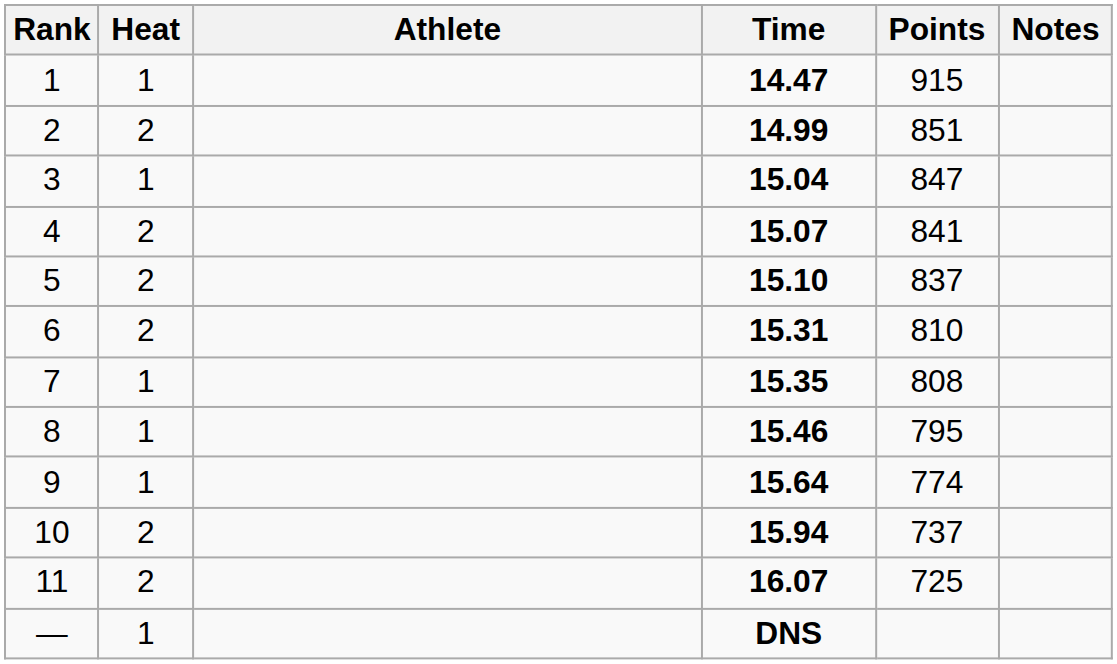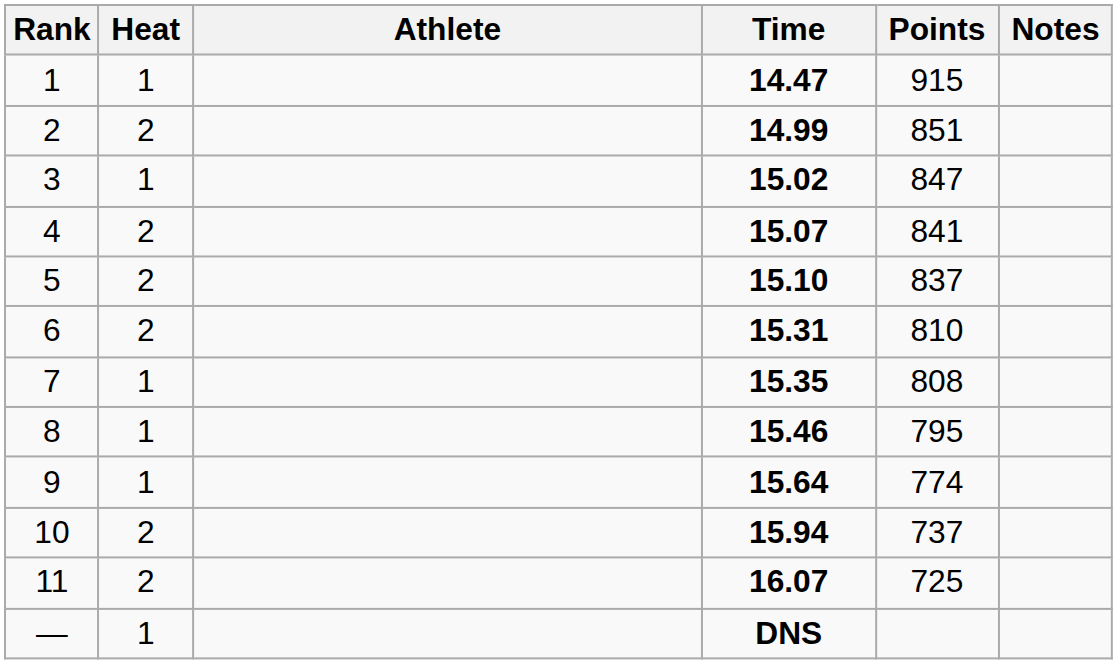(789, 180) 15.04 -> (789, 180) 15.02
